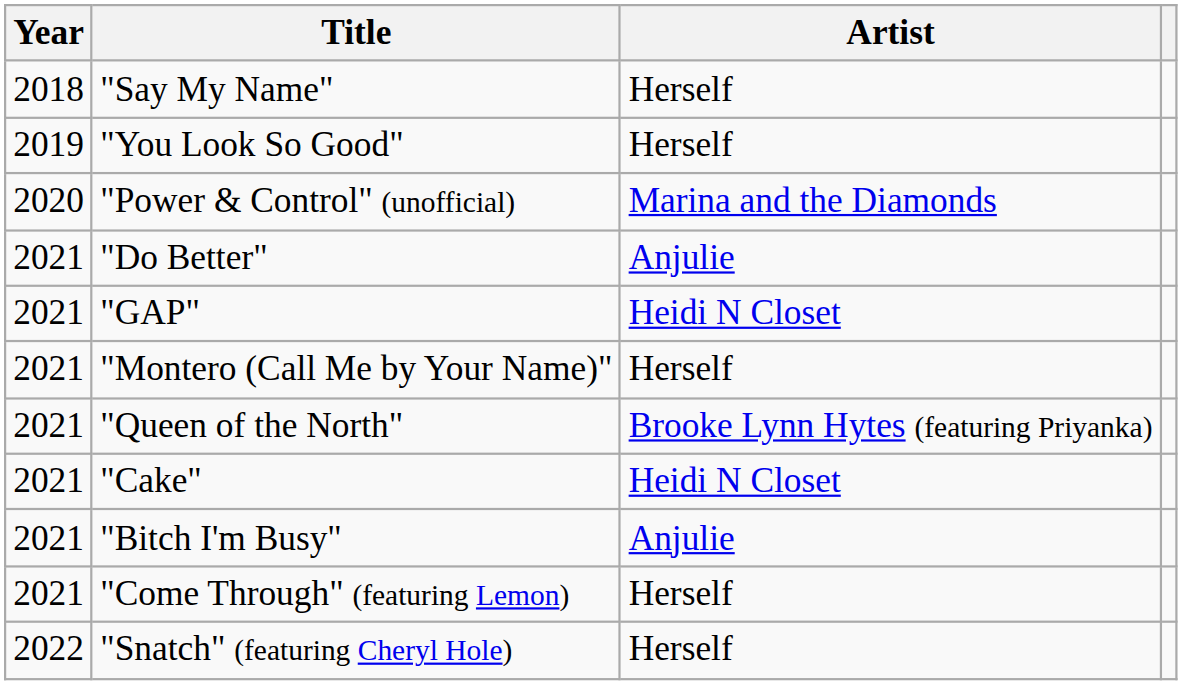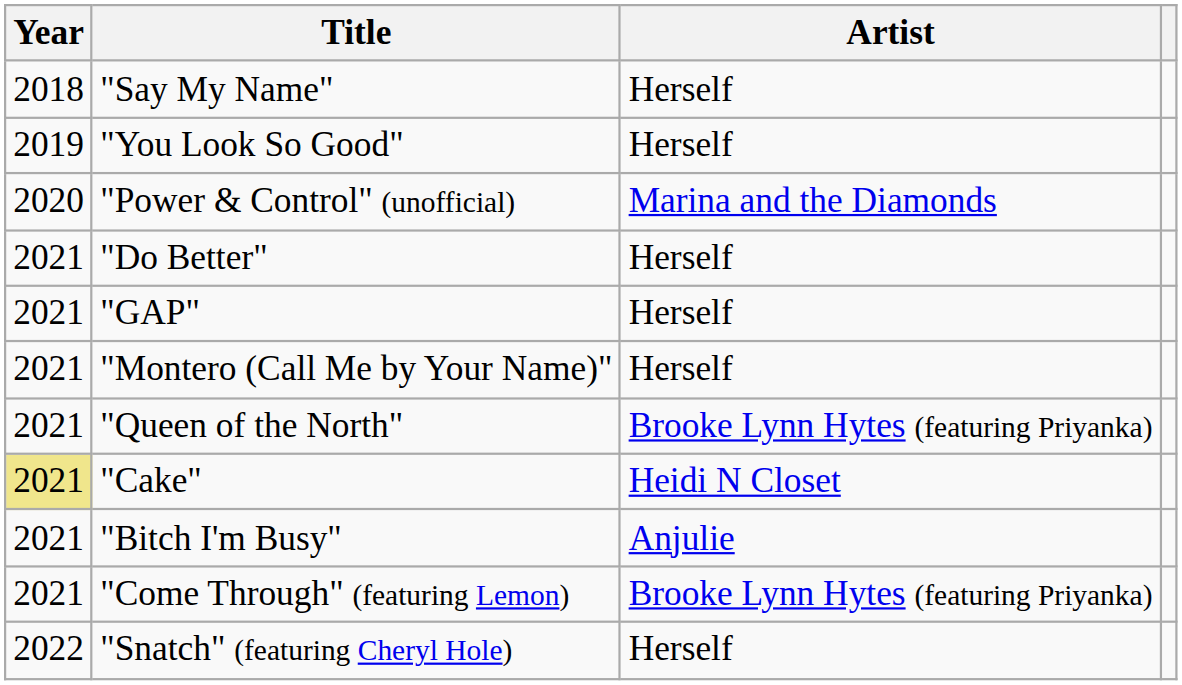(682, 256) Anjulie -> (681, 256) Herself
(735, 312) Heidi N Closet -> (681, 312) Herself
(49, 481) no background -> (49, 481) khaki background
(681, 593) Herself -> (891, 593) Brooke Lynn Hytes (featuring Priyanka)
